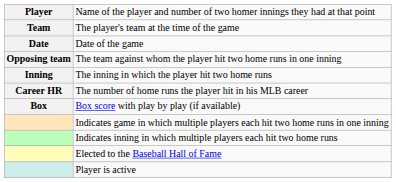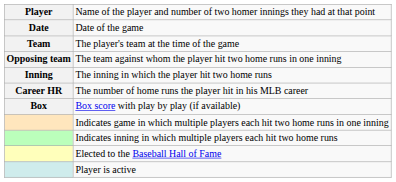rows swapped: (109, 43) <-> (157, 28)
